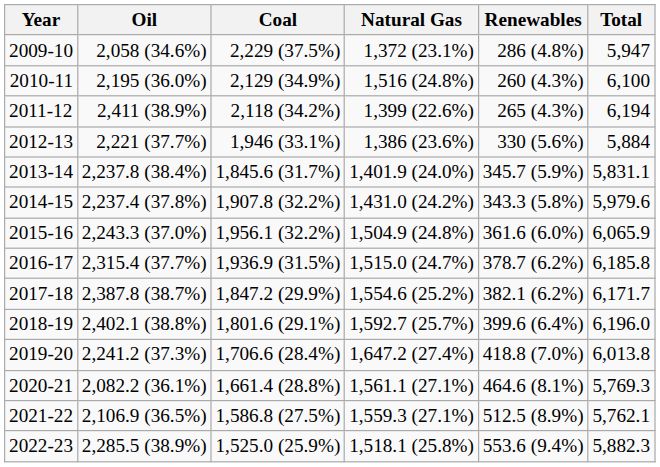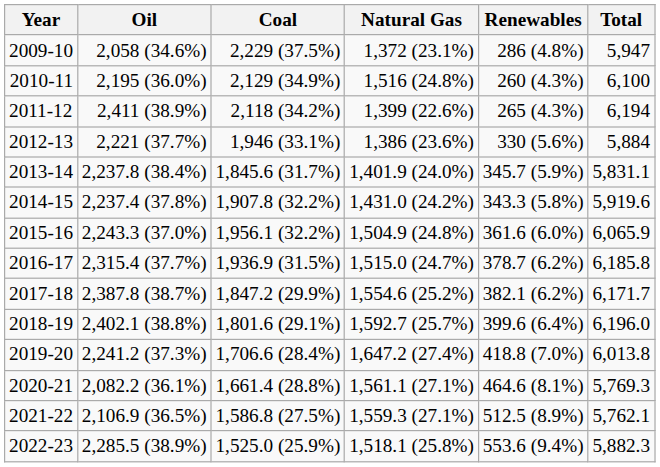(621, 202) 5,979.6 -> (621, 202) 5,919.6
